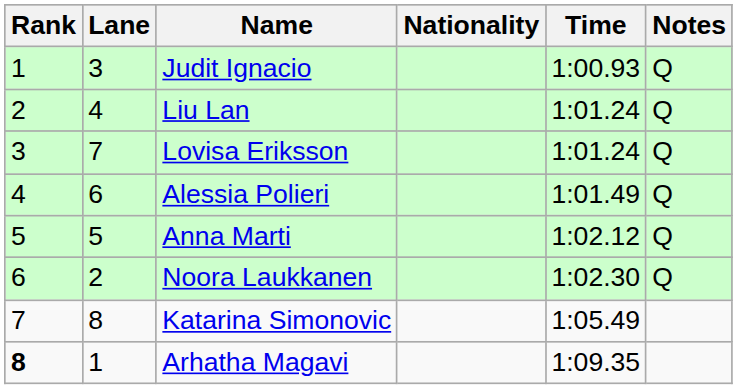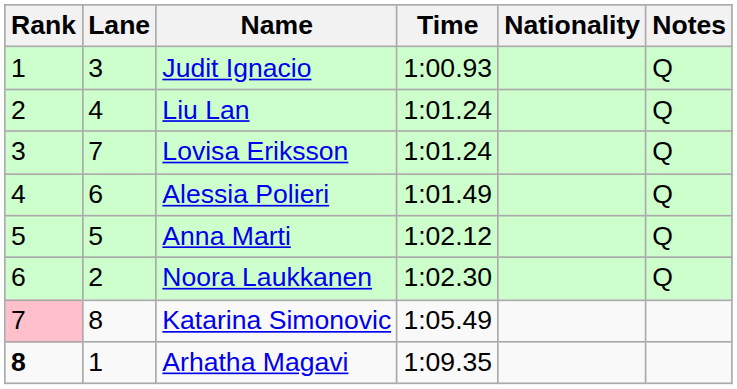columns swapped: (471, 25) <-> (596, 25)
(18, 320) no background -> (18, 320) pink background
